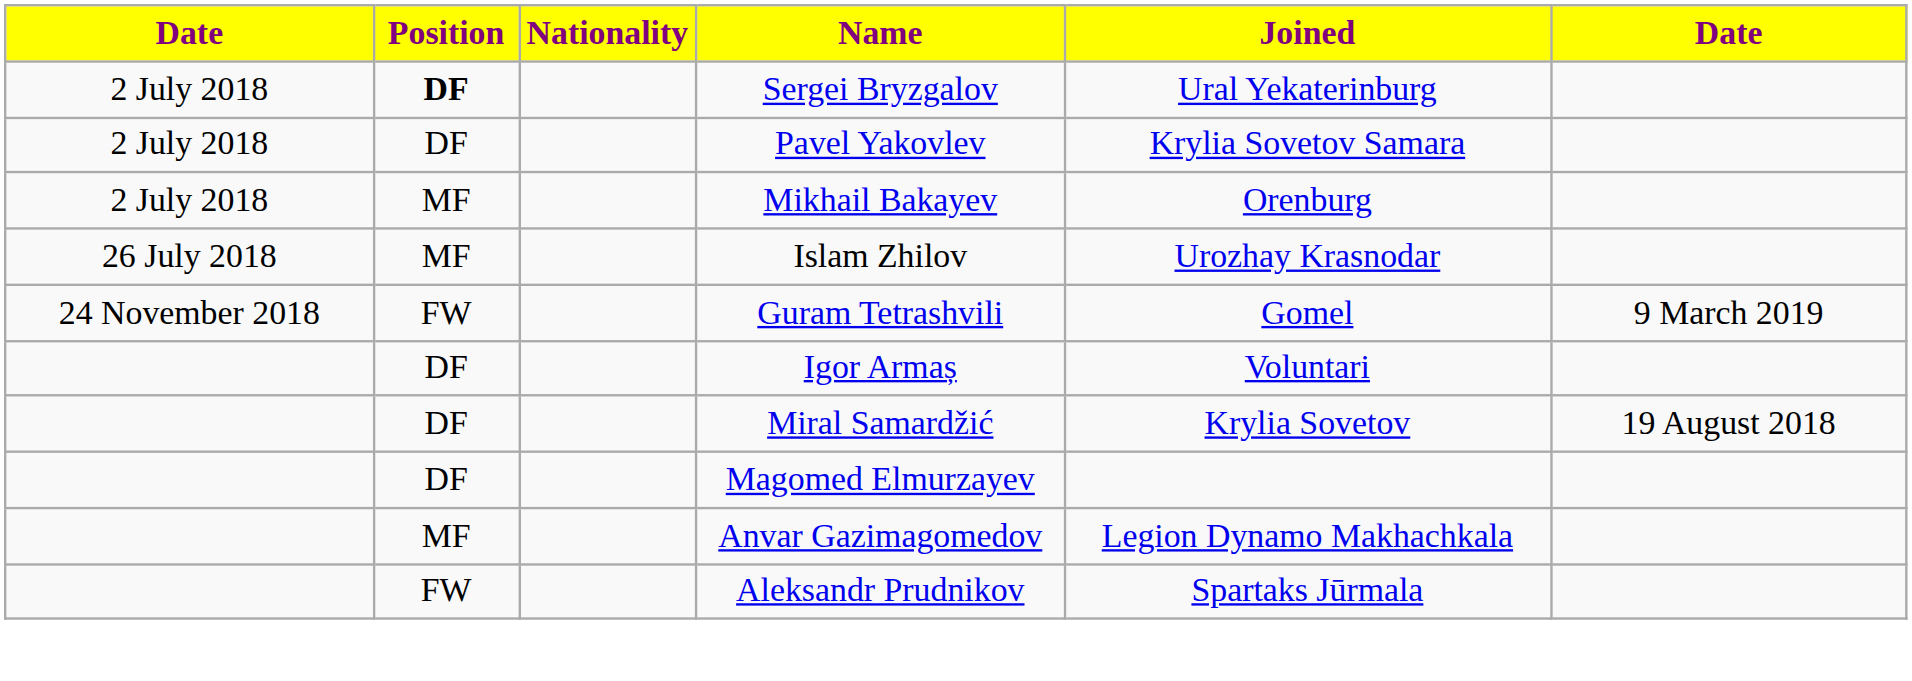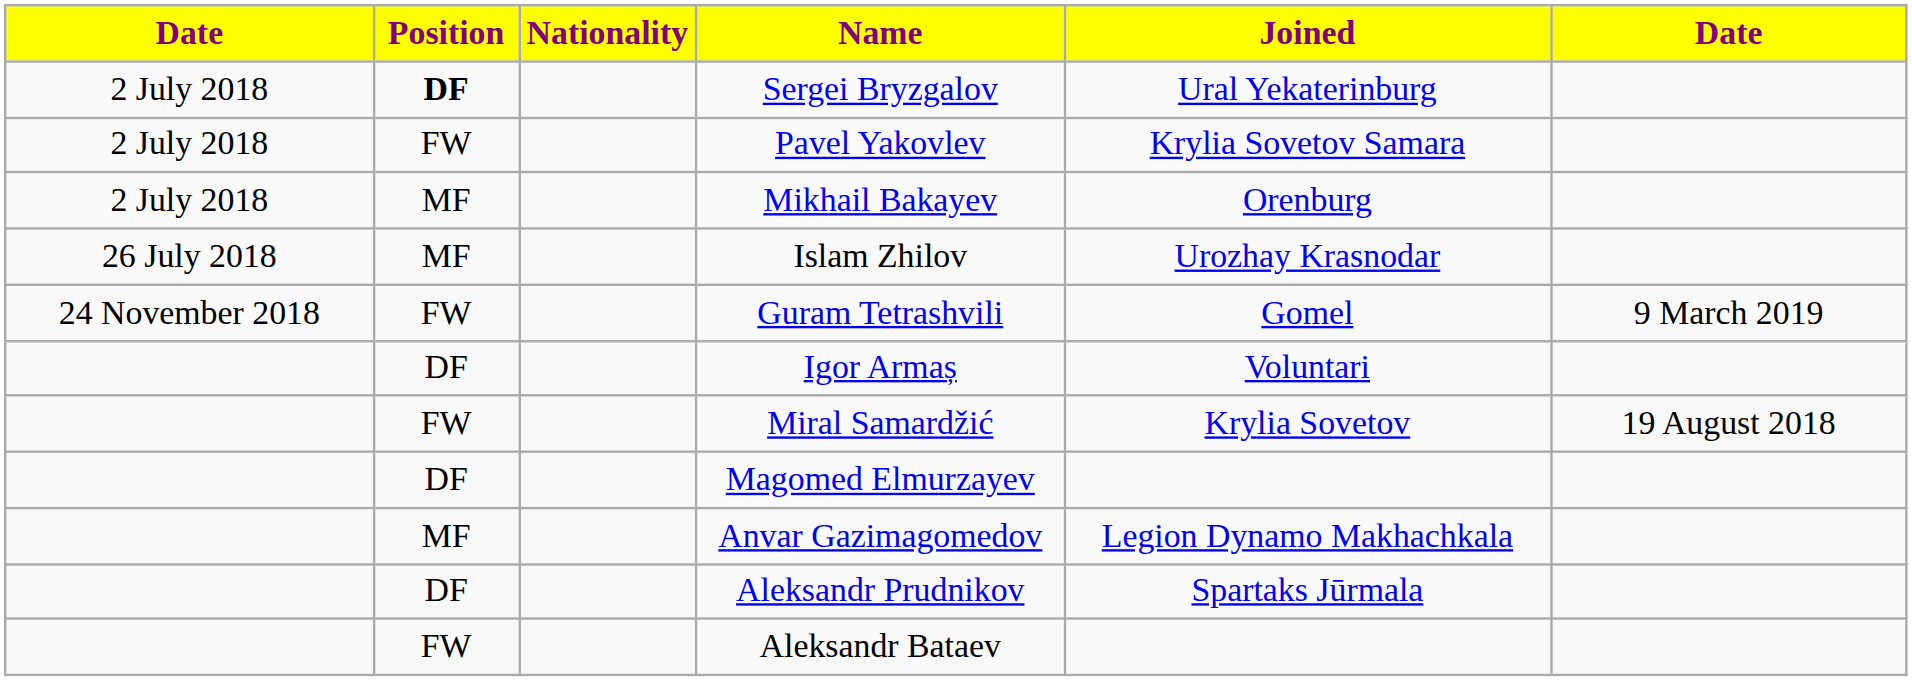(446, 144) DF -> (446, 144) FW
(446, 423) DF -> (446, 423) FW
(446, 590) FW -> (446, 590) DF
+ row: (880, 646)
